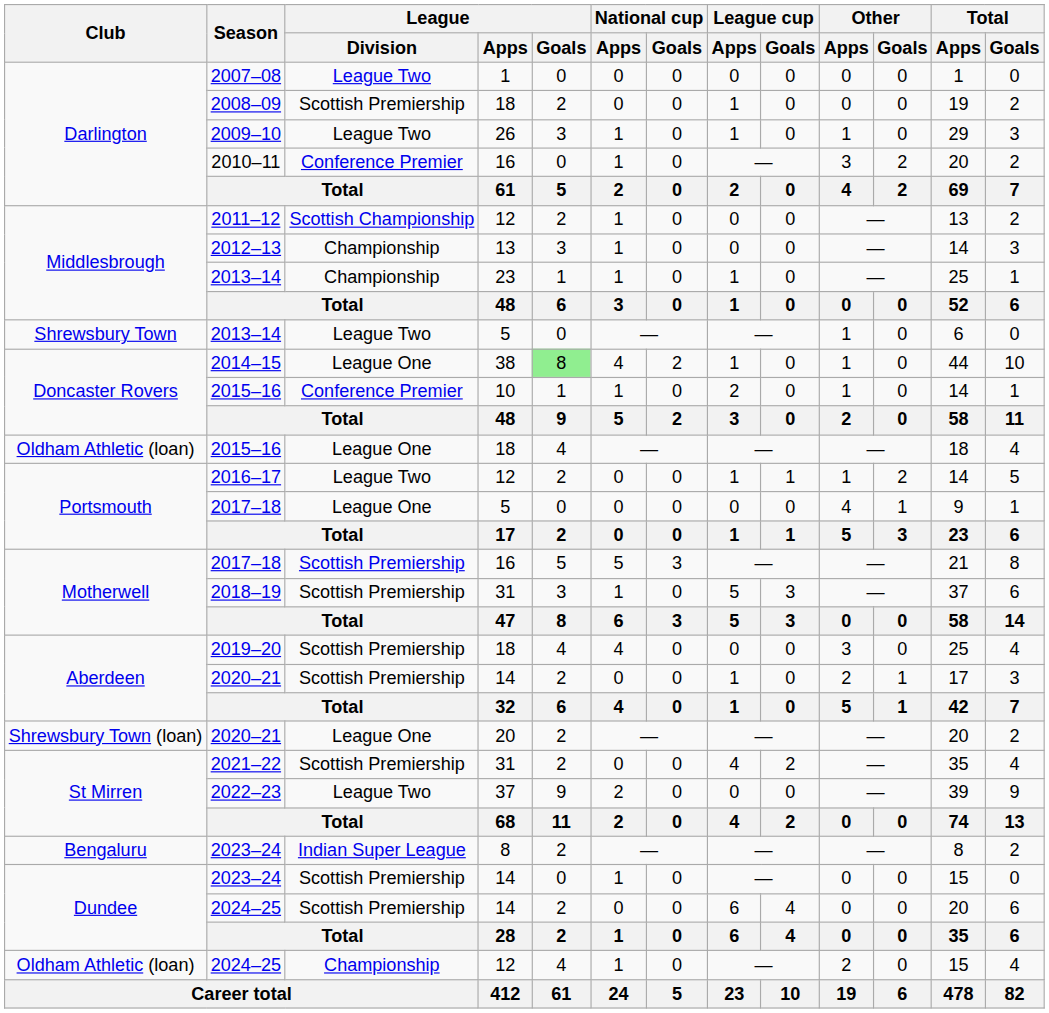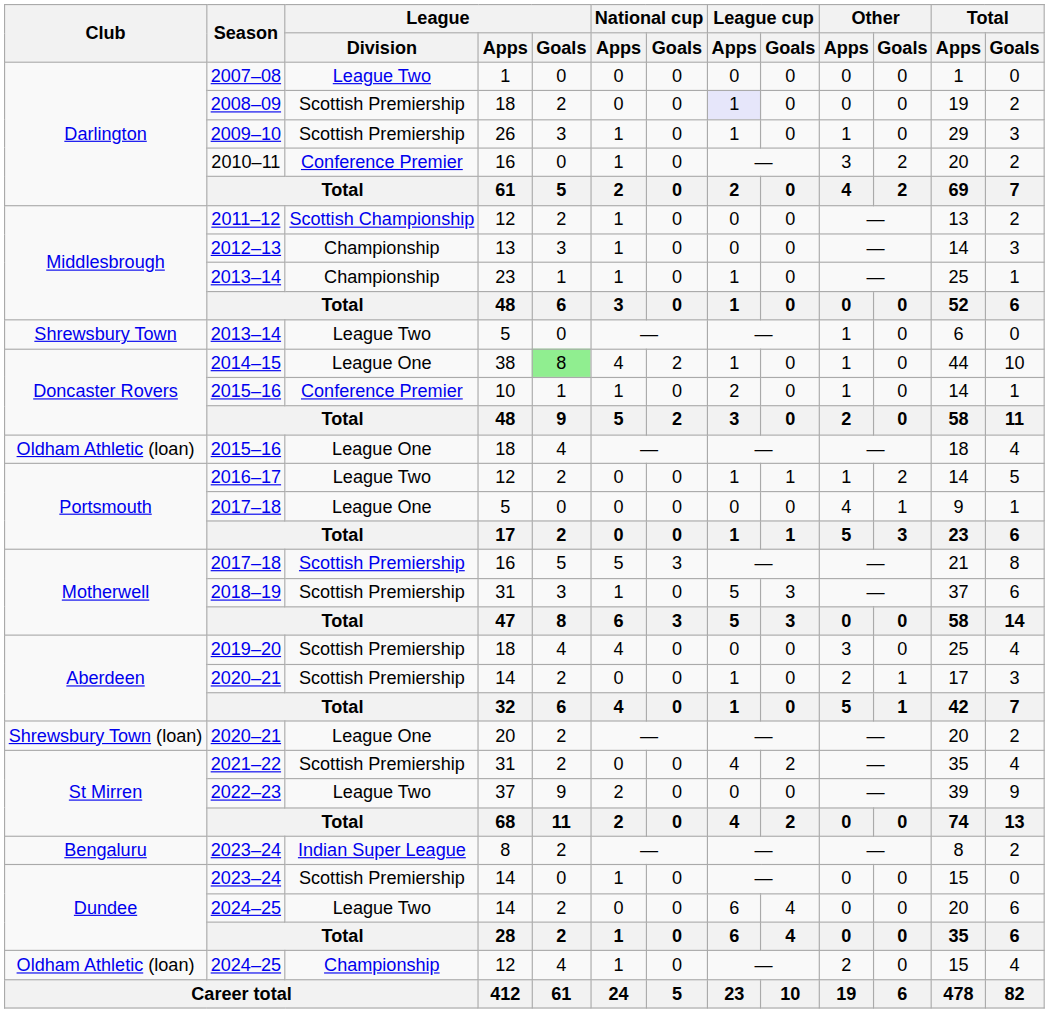(734, 104) no background -> (734, 104) lavender background
(382, 133) League Two -> (382, 133) Scottish Premiership
(382, 907) Scottish Premiership -> (382, 907) League Two
